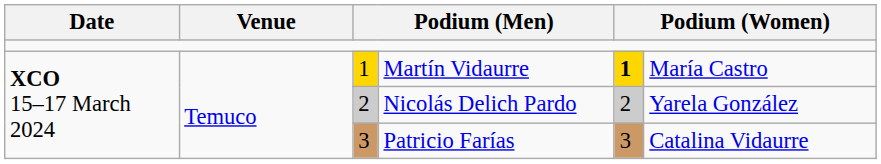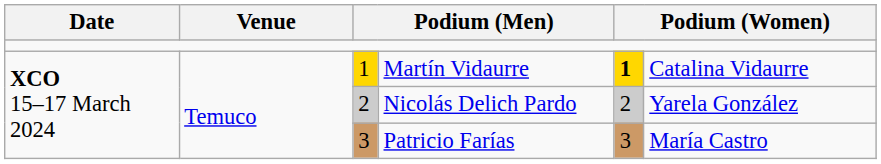(709, 68) María Castro -> (729, 68) Catalina Vidaurre
(729, 140) Catalina Vidaurre -> (709, 140) María Castro
